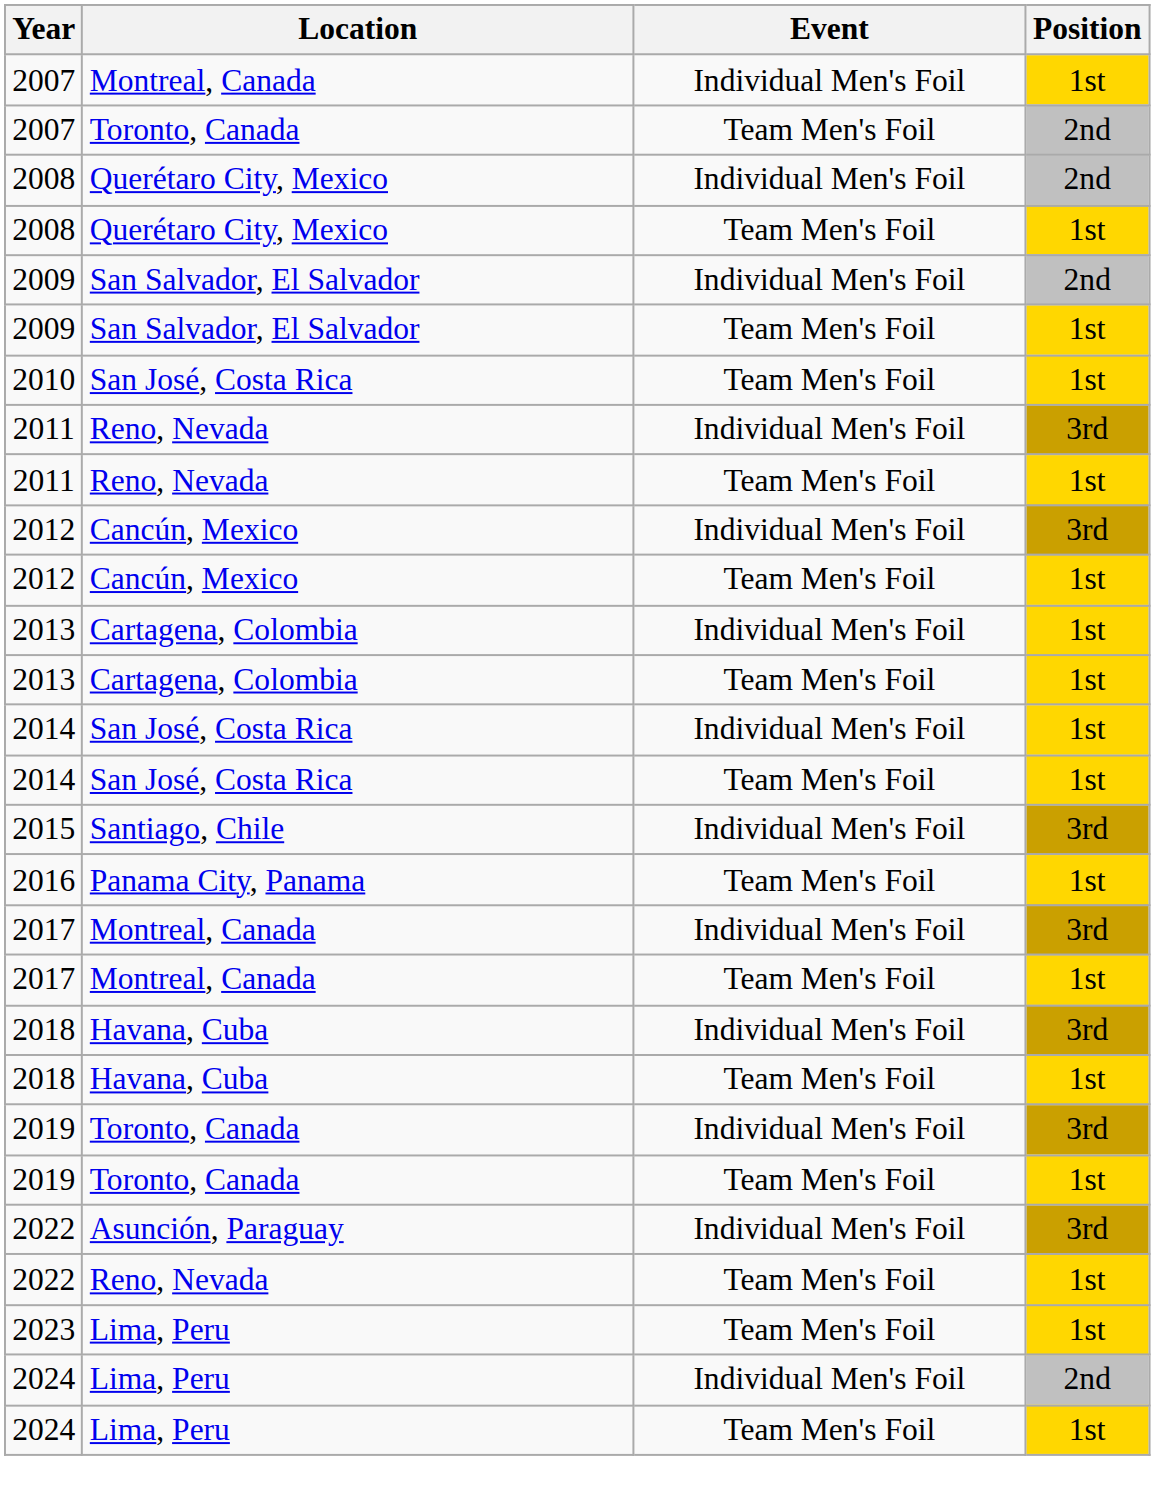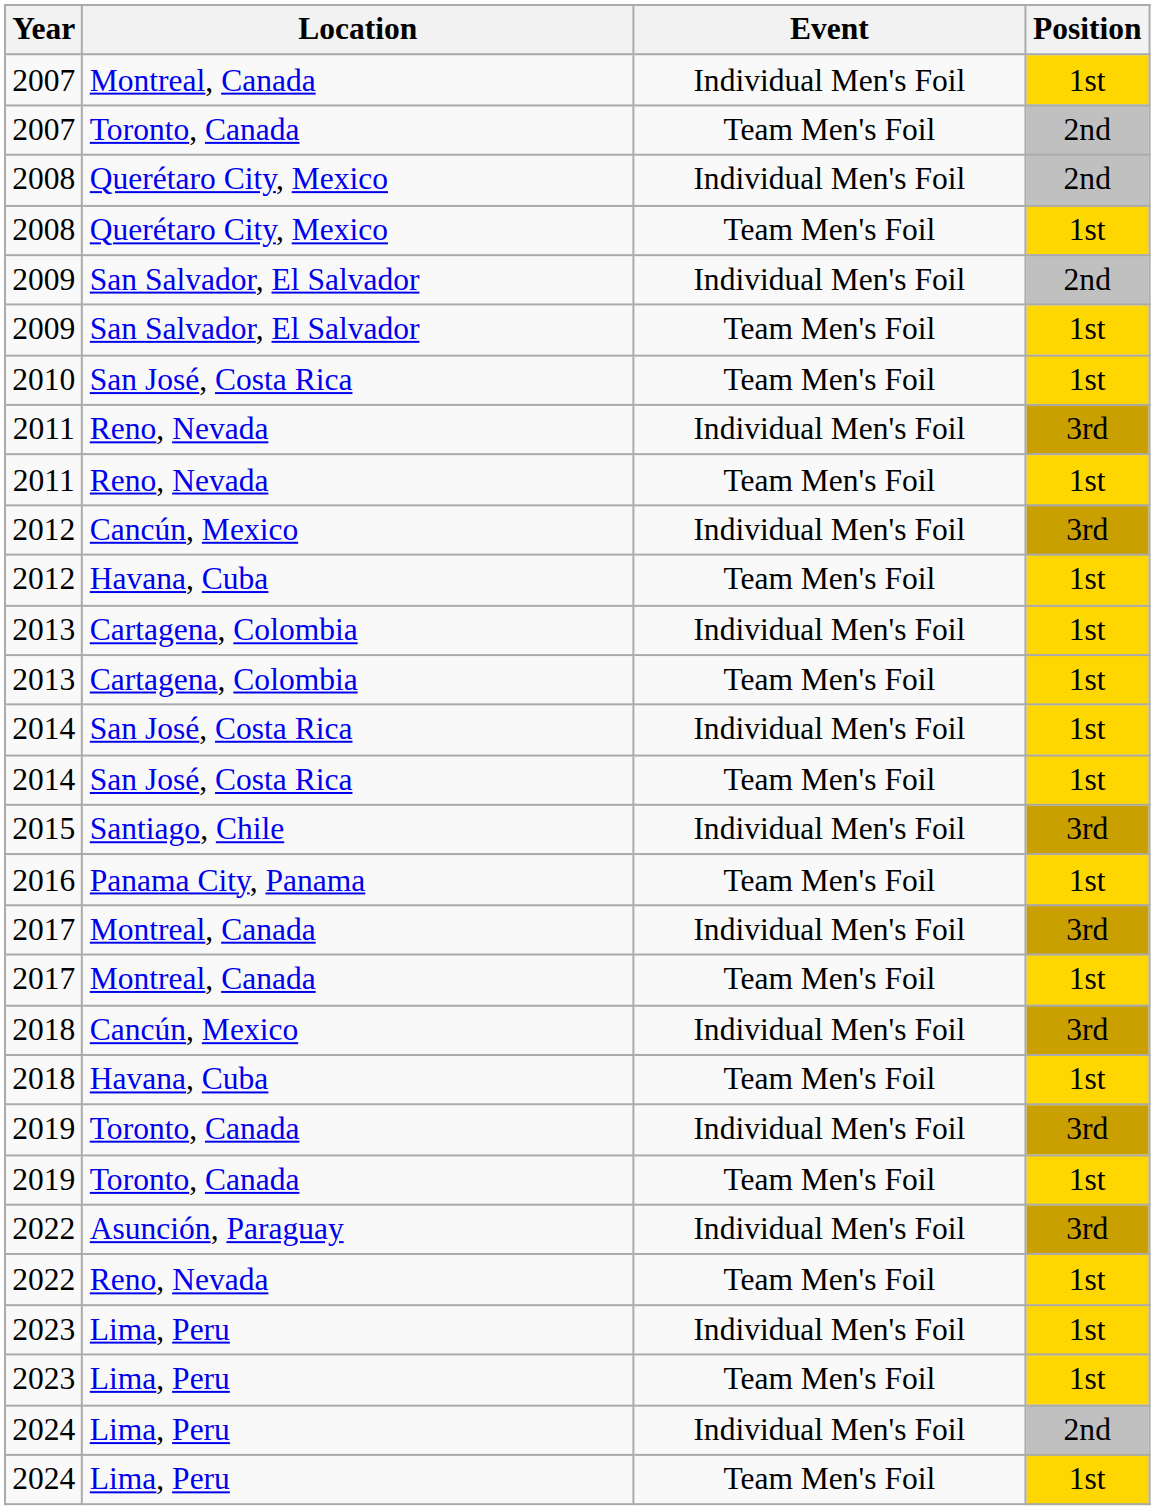(194, 579) Cancún, Mexico -> (179, 579) Havana, Cuba
(179, 1029) Havana, Cuba -> (194, 1029) Cancún, Mexico
+ row: (44, 1329)
